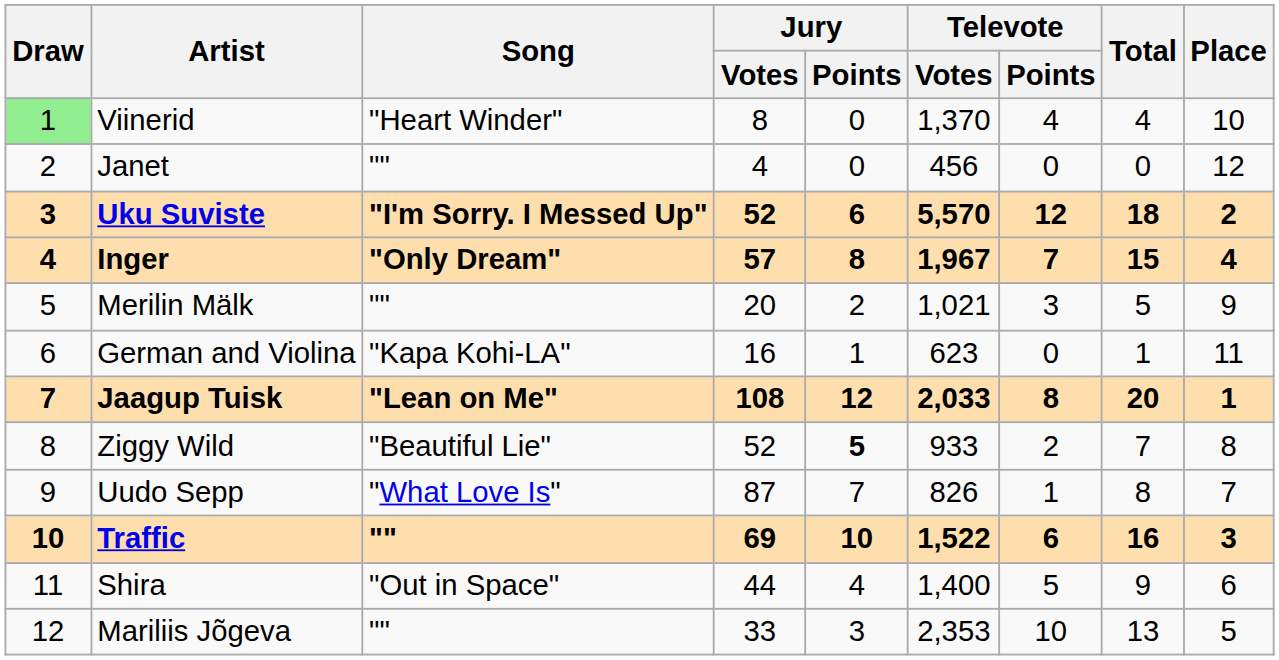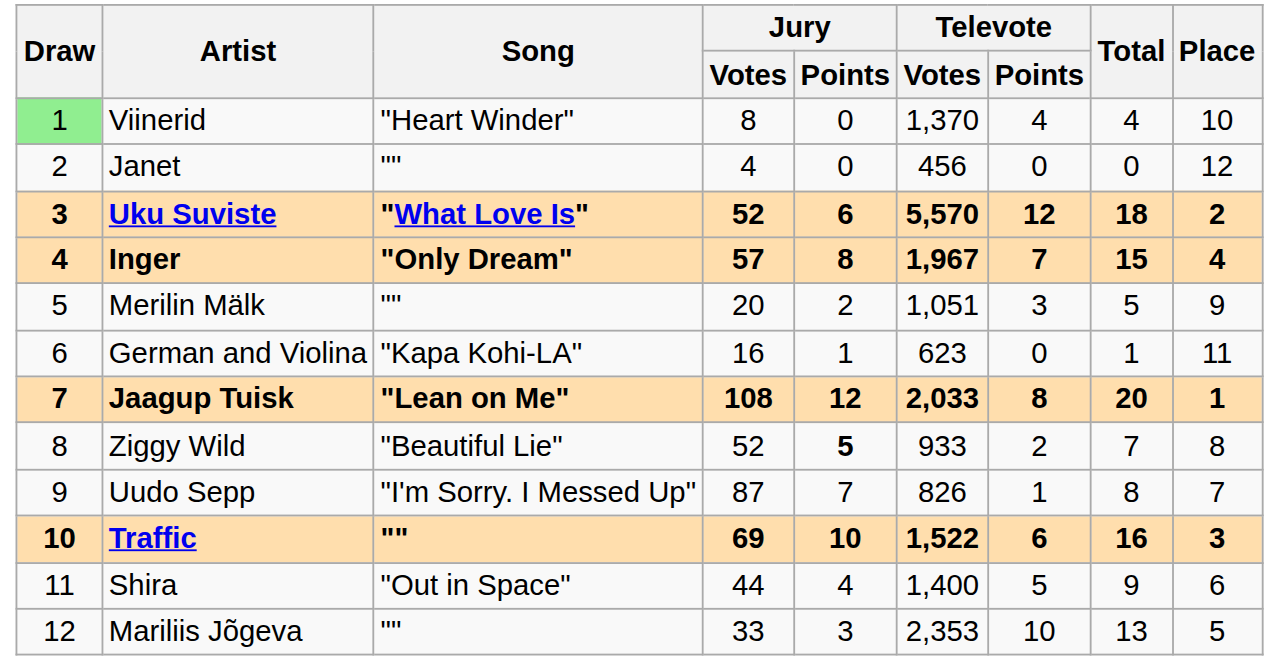(538, 213) "I'm Sorry. I Messed Up" -> (485, 213) "What Love Is"
(954, 306) 1,021 -> (942, 306) 1,051
(465, 492) "What Love Is" -> (538, 492) "I'm Sorry. I Messed Up"
